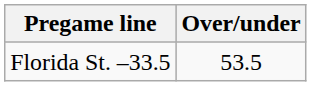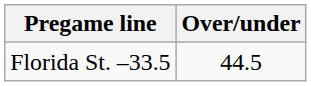(241, 61) 53.5 -> (241, 61) 44.5
